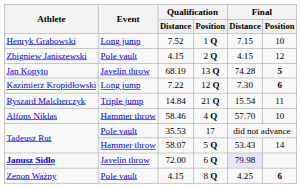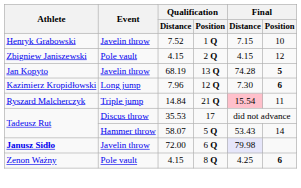(121, 41) Long jump -> (125, 41) Javelin throw
(176, 86) 7.22 -> (176, 86) 7.96
(245, 101) no background -> (245, 101) pink background
- row: (32, 116)
(119, 131) Pole vault -> (125, 116) Discus throw
